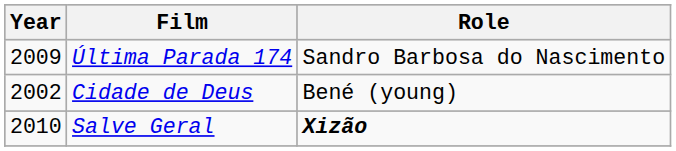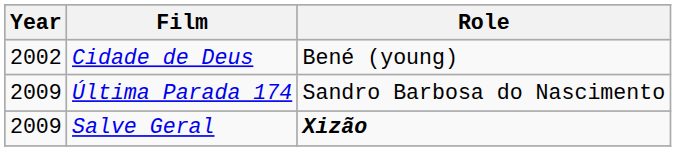rows swapped: (163, 93) <-> (182, 58)
(36, 128) 2010 -> (36, 128) 2009
